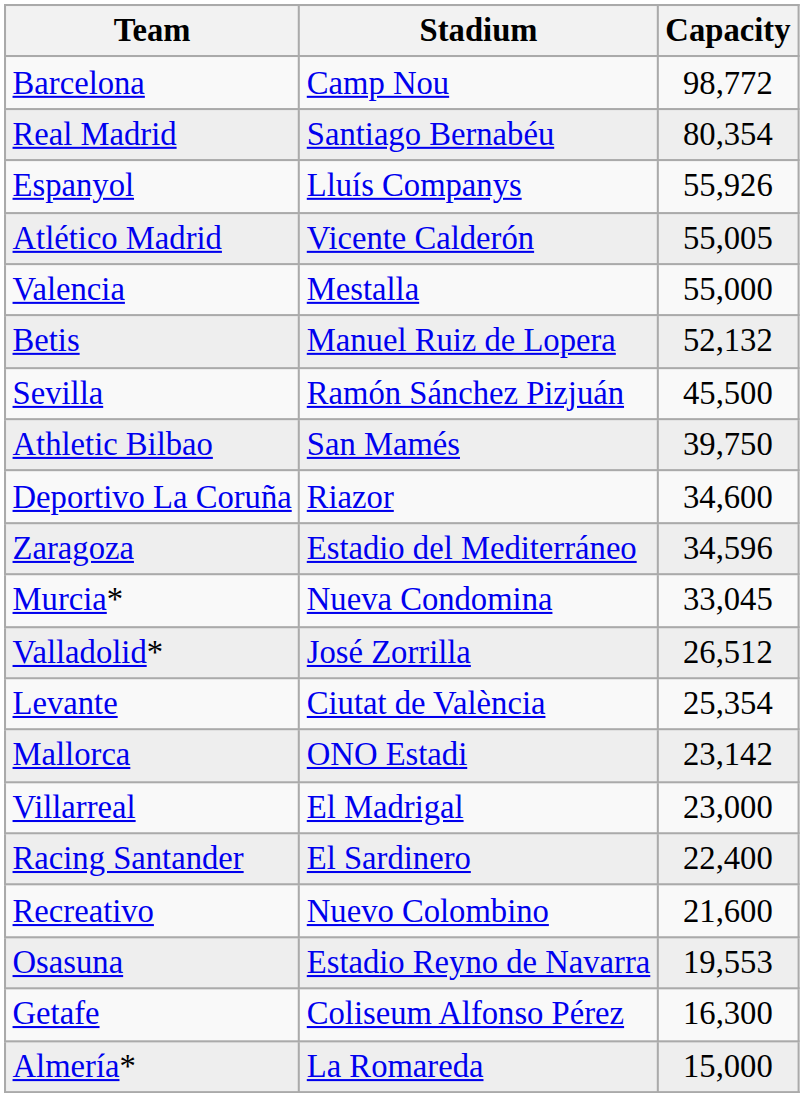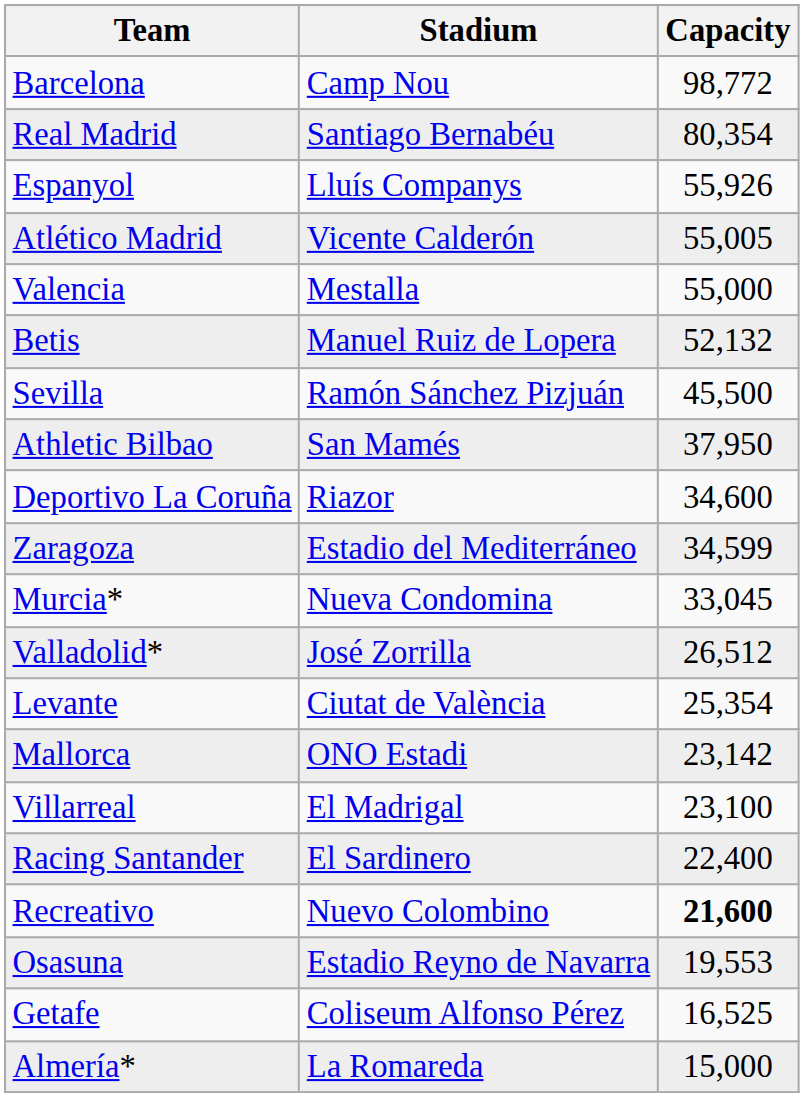(728, 444) 39,750 -> (728, 444) 37,950
(728, 548) 34,596 -> (728, 548) 34,599
(728, 806) 23,000 -> (728, 806) 23,100
(728, 910) normal -> (728, 910) bold
(728, 1013) 16,300 -> (728, 1013) 16,525
